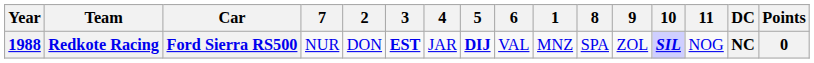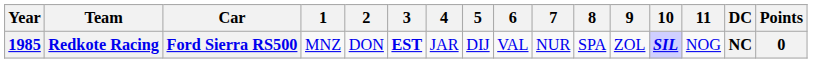columns swapped: (555, 18) <-> (322, 18)
(25, 44) 1988 -> (25, 44) 1985
(477, 44) bold -> (478, 44) normal
